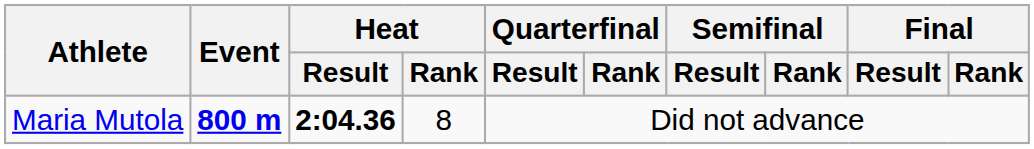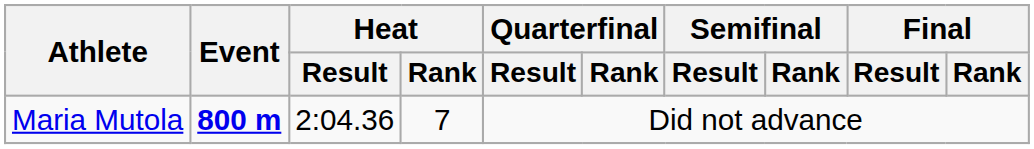(346, 120) bold -> (345, 120) normal
(444, 120) 8 -> (442, 120) 7
